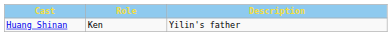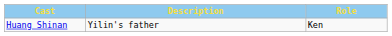columns swapped: (126, 11) <-> (277, 11)
